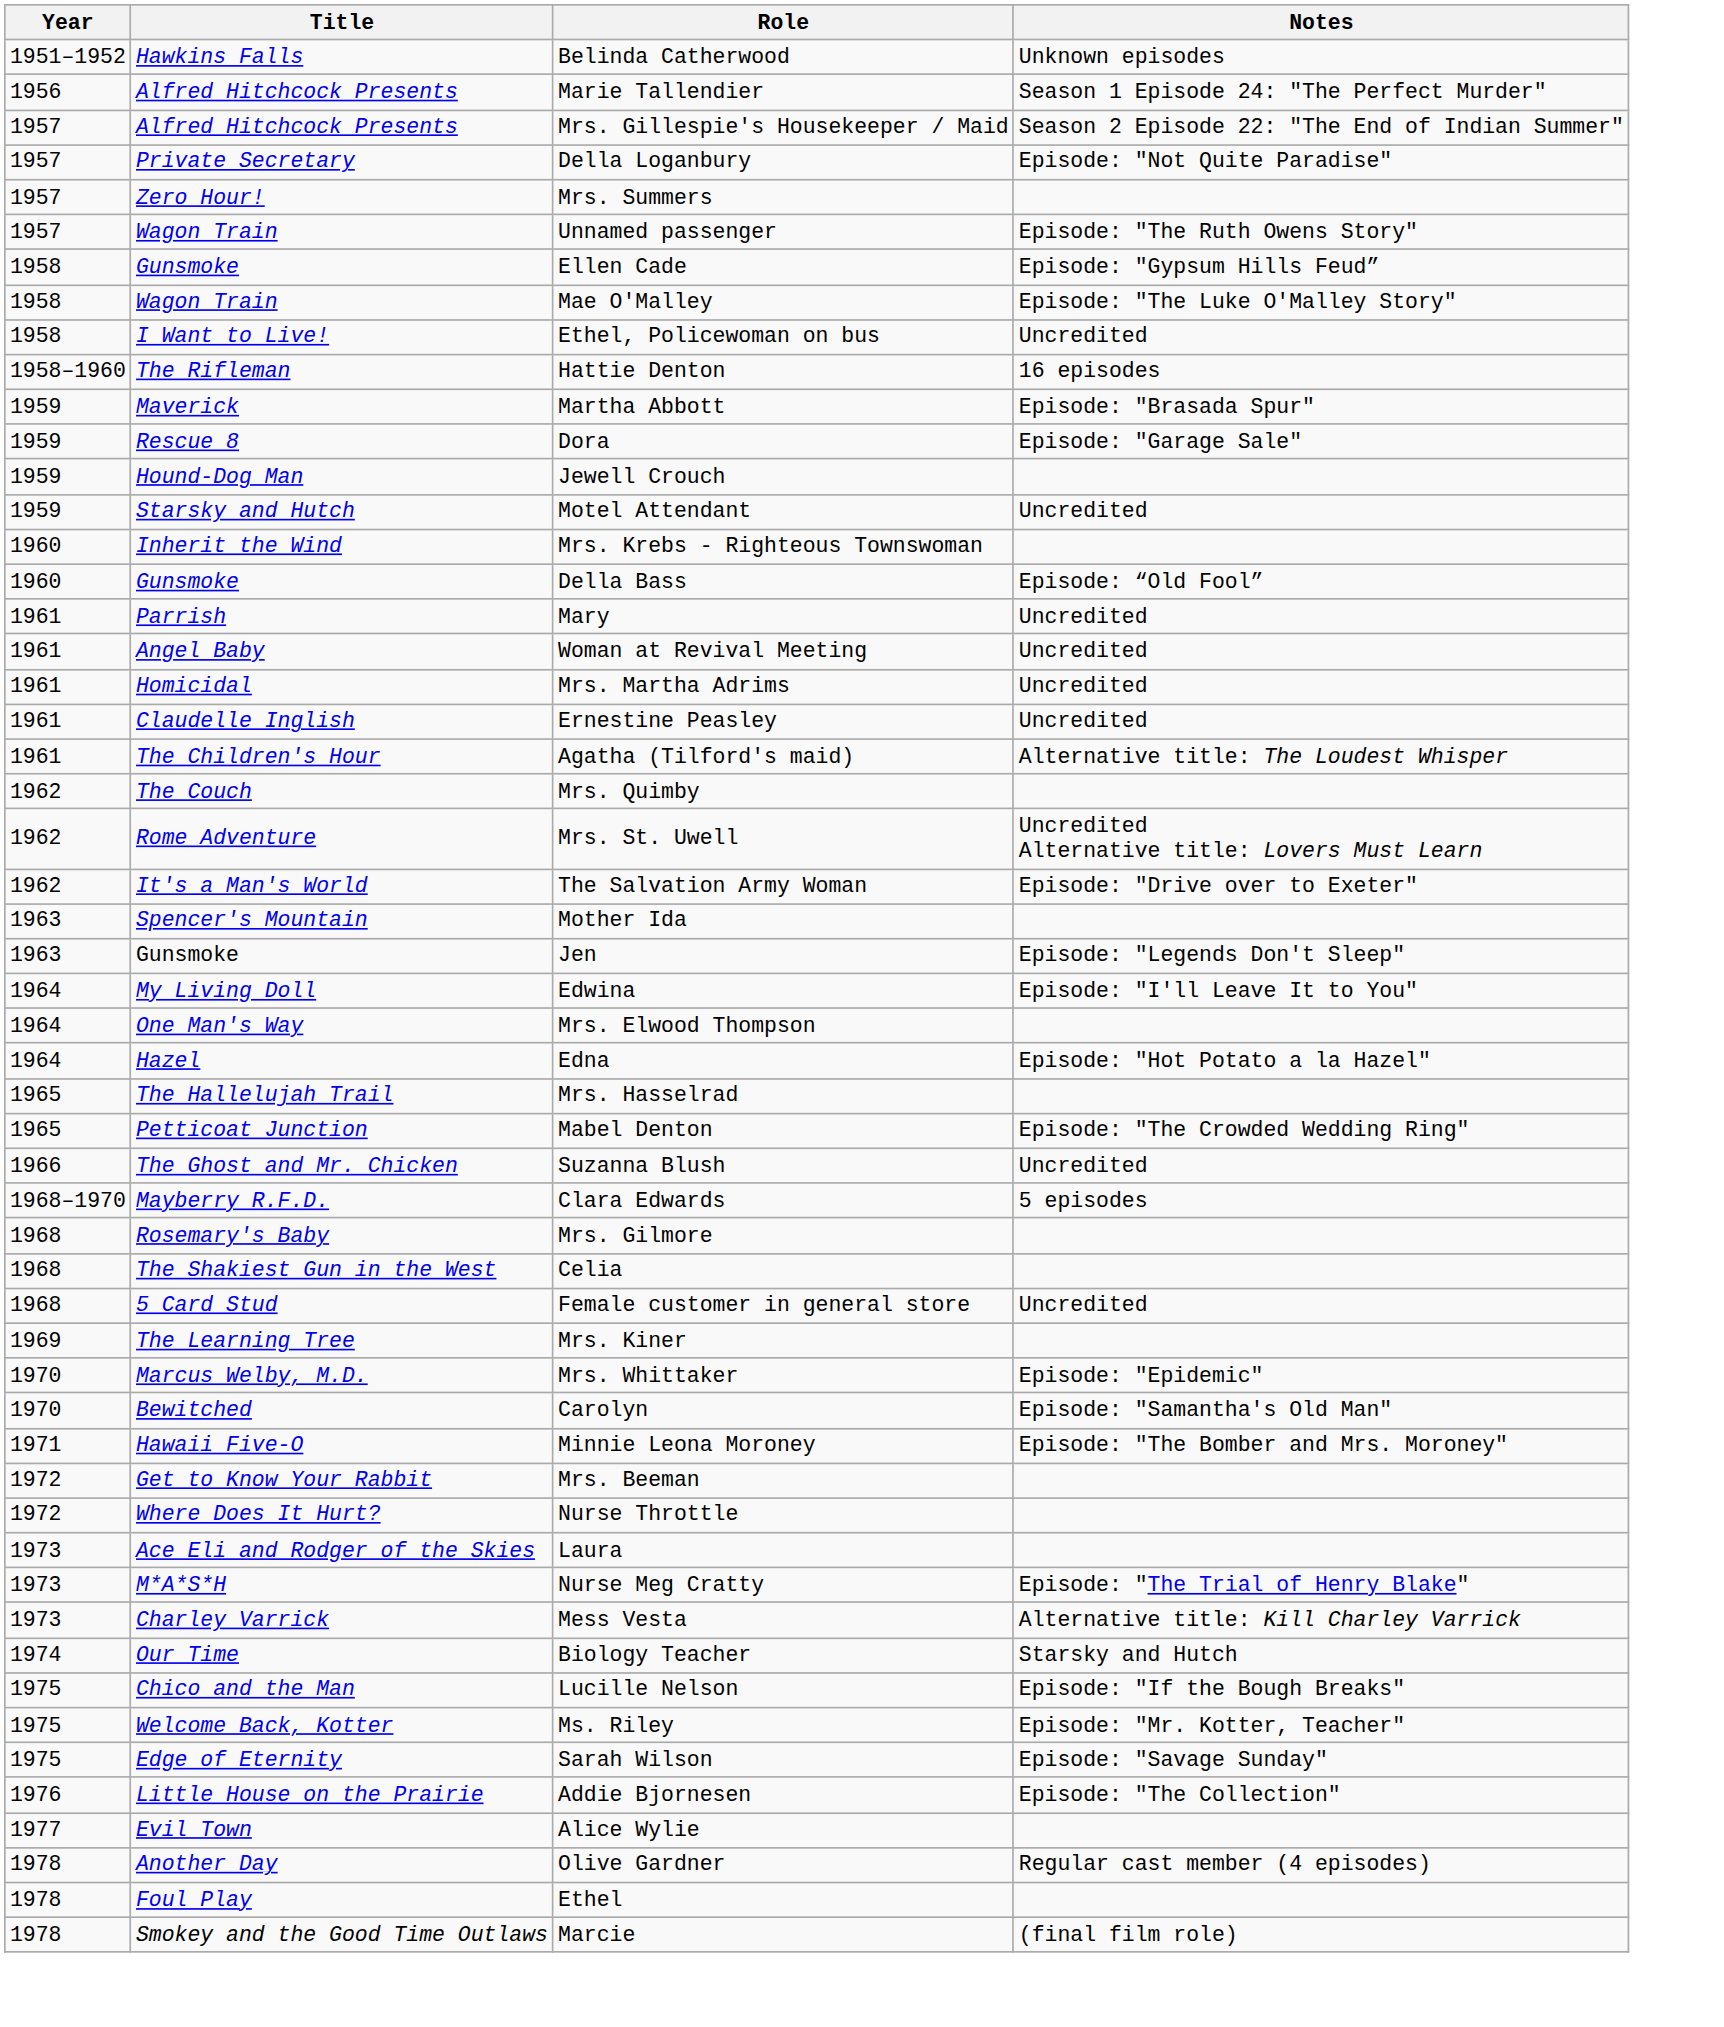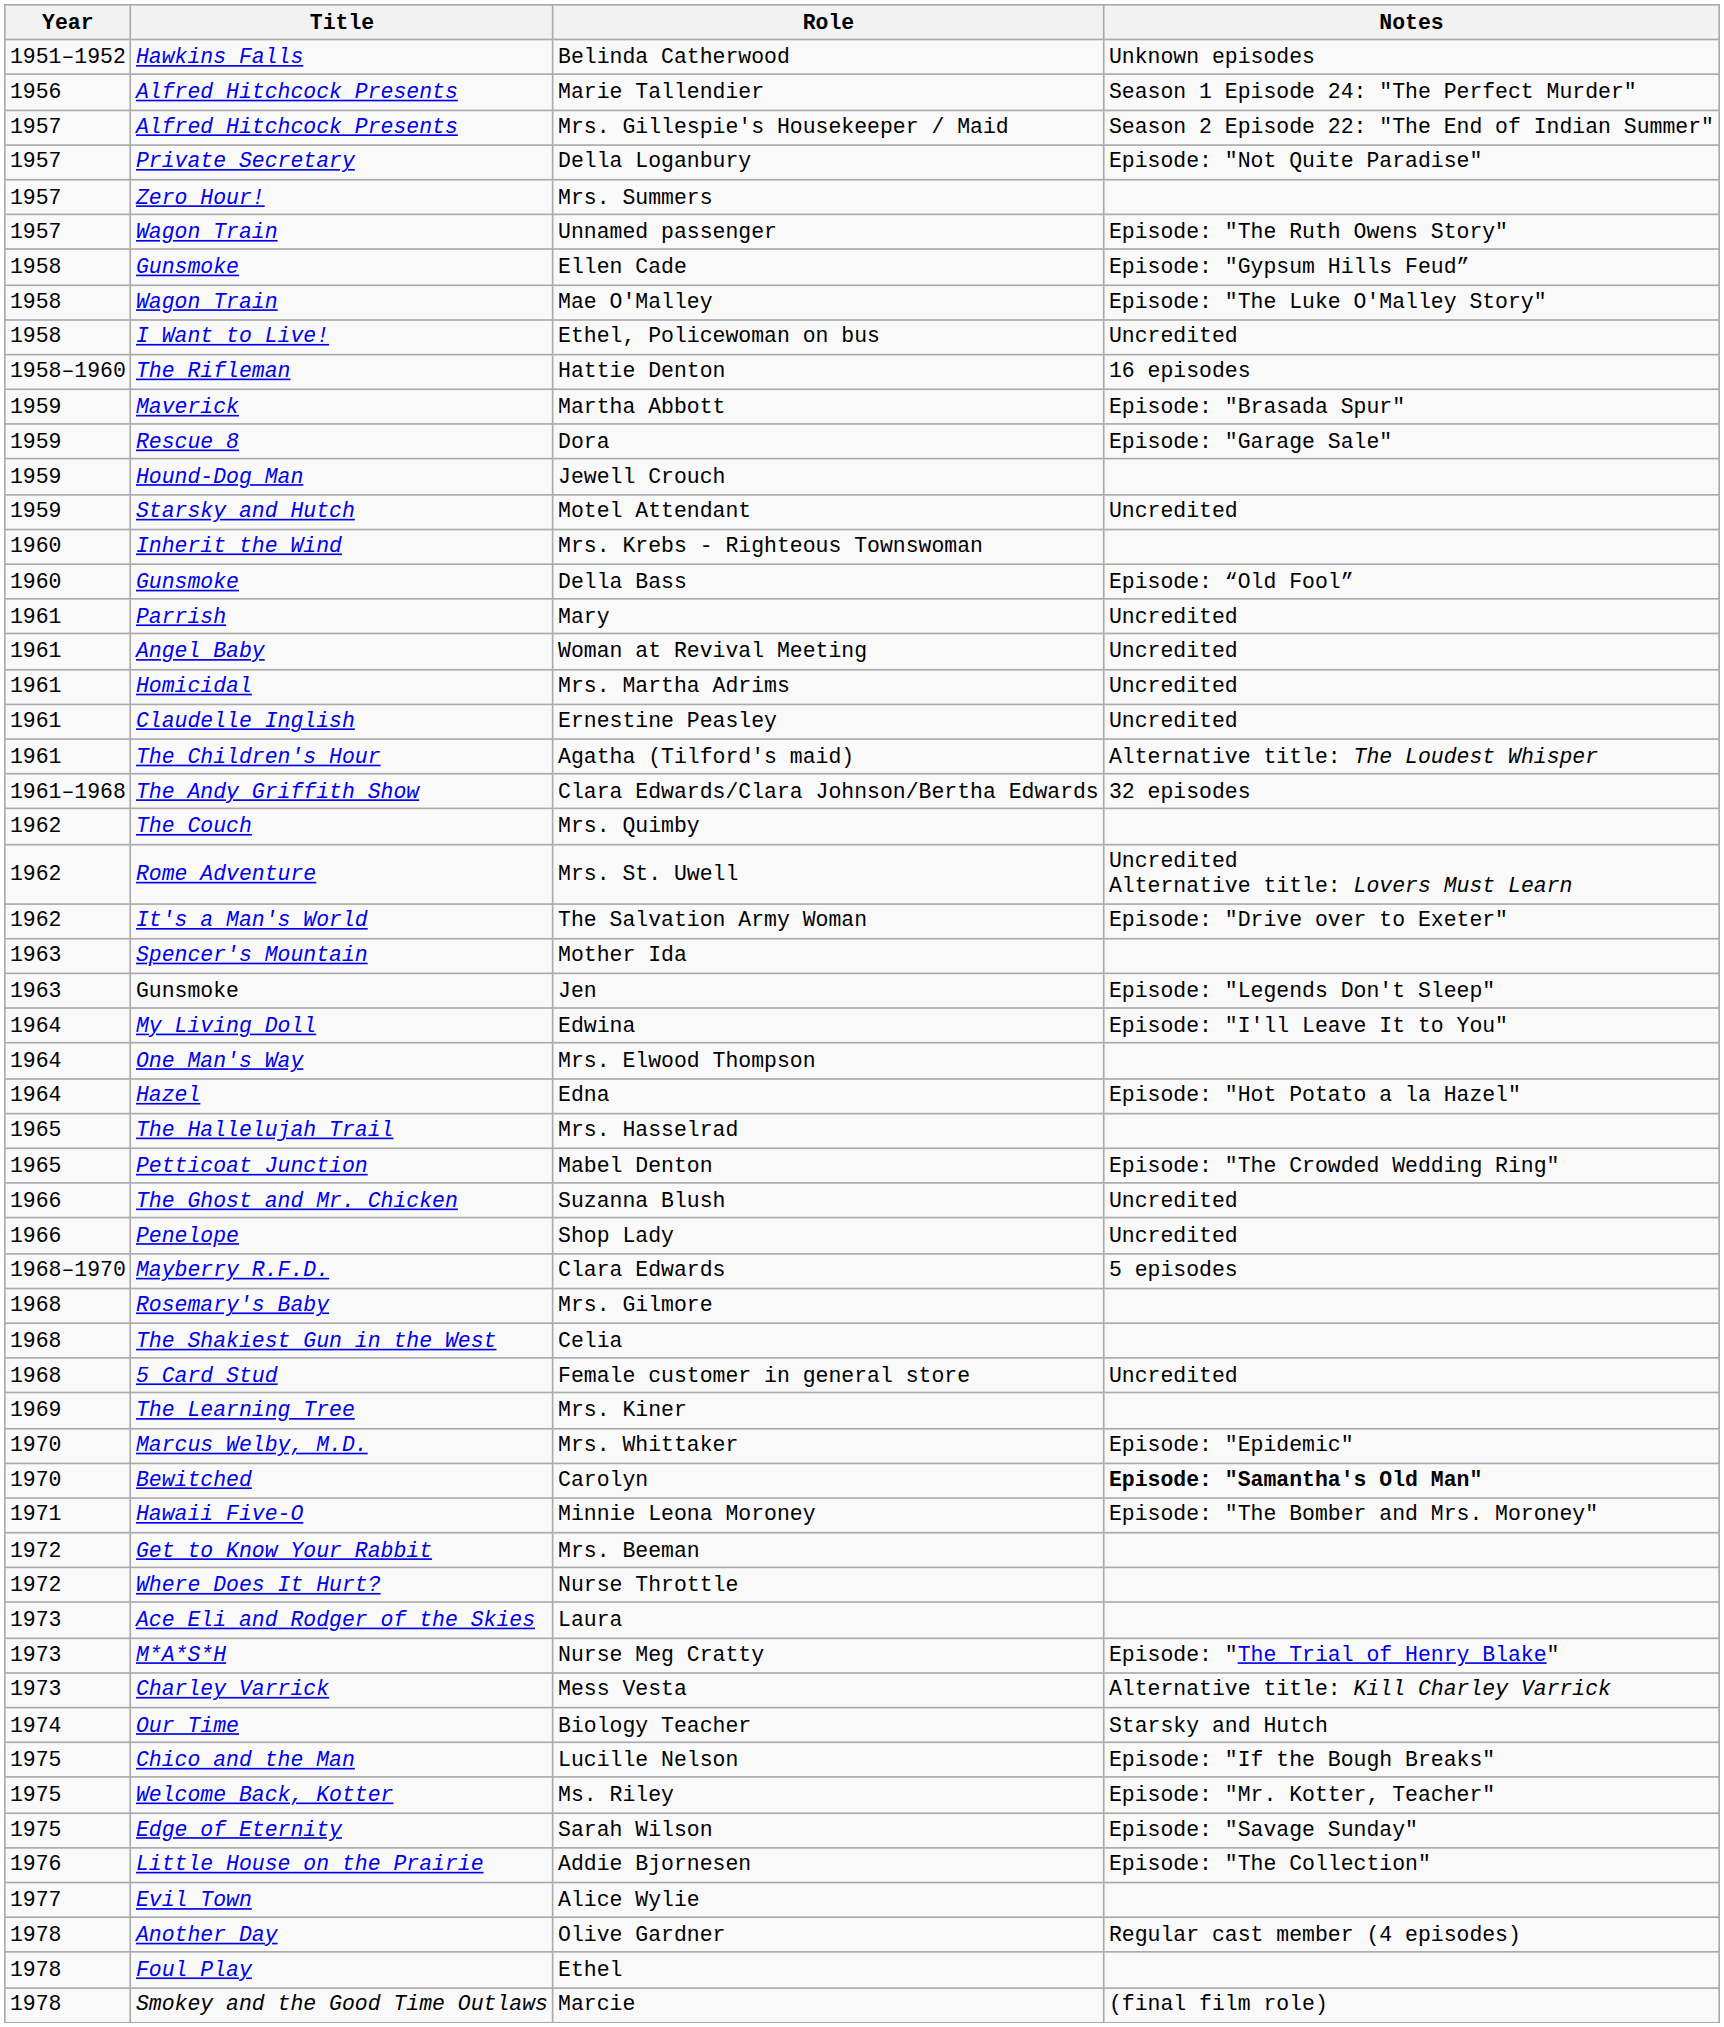+ row: (828, 791)
+ row: (616, 1236)
(1206, 1410) normal -> (1296, 1480) bold
